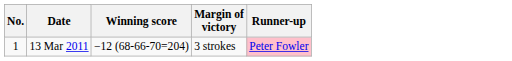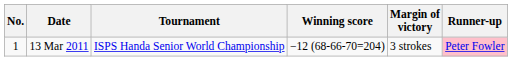+ column: (189, 21)
